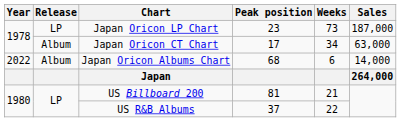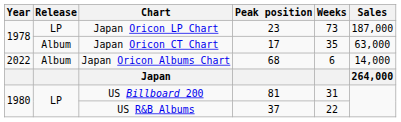(332, 45) 34 -> (332, 45) 35
(332, 93) 21 -> (332, 93) 31
